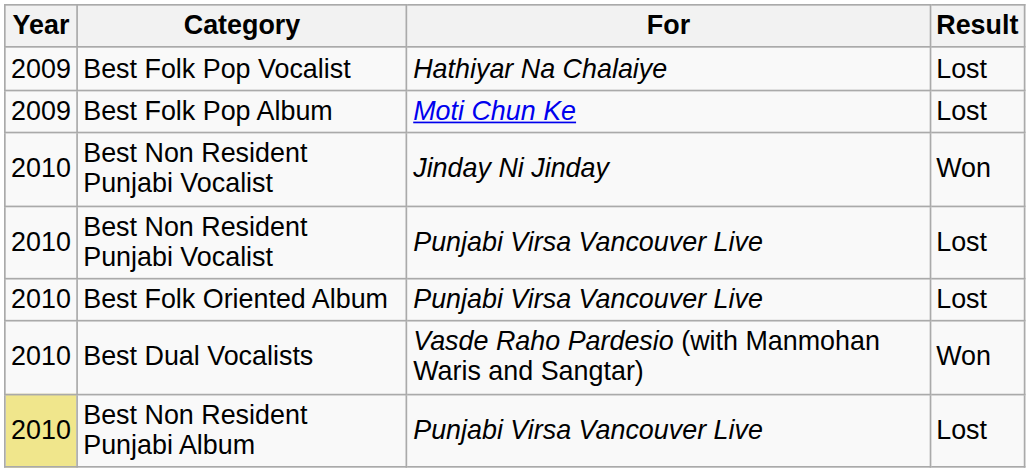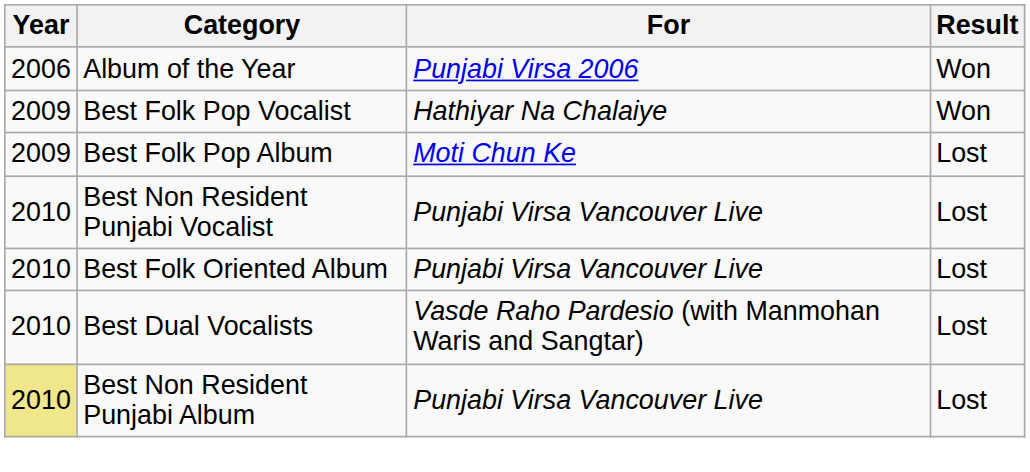+ row: (189, 68)
(962, 68) Lost -> (964, 111) Won
- row: (195, 168)
(964, 357) Won -> (962, 326) Lost
